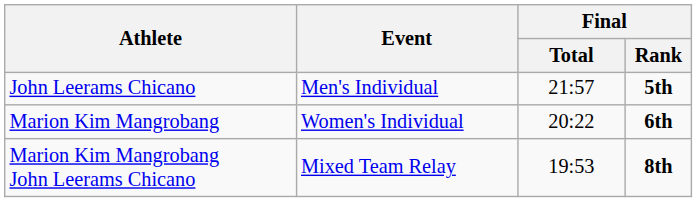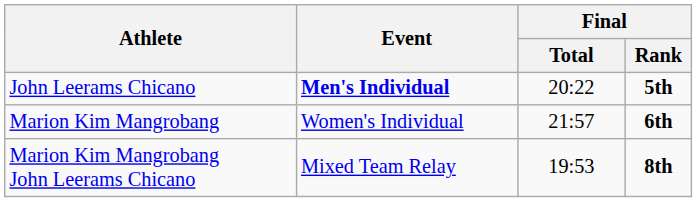(370, 88) normal -> (375, 88) bold
(571, 88) 21:57 -> (571, 88) 20:22
(571, 122) 20:22 -> (571, 122) 21:57
